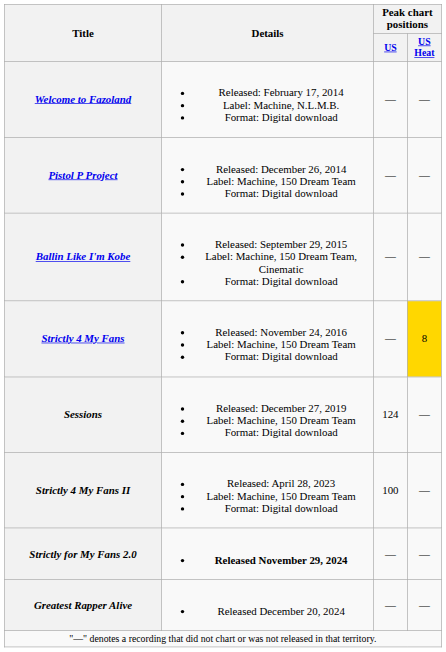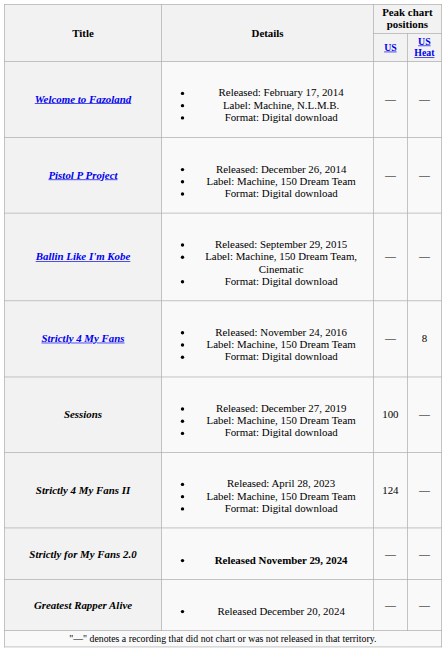(424, 339) gold background -> (424, 339) no background
(390, 414) 124 -> (390, 414) 100
(390, 490) 100 -> (390, 490) 124
